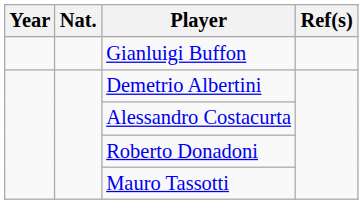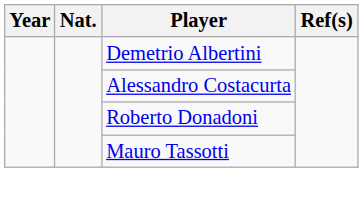- row: (176, 53)
